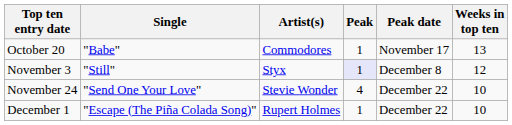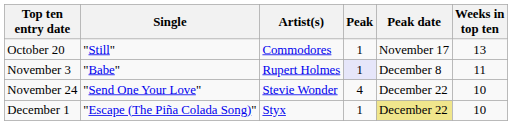(102, 49) "Babe" -> (99, 49) "Still"
(99, 69) "Still" -> (102, 69) "Babe"
(274, 69) Styx -> (301, 69) Rupert Holmes
(480, 69) 12 -> (480, 69) 11
(301, 110) Rupert Holmes -> (274, 110) Styx
(413, 110) no background -> (413, 110) khaki background
